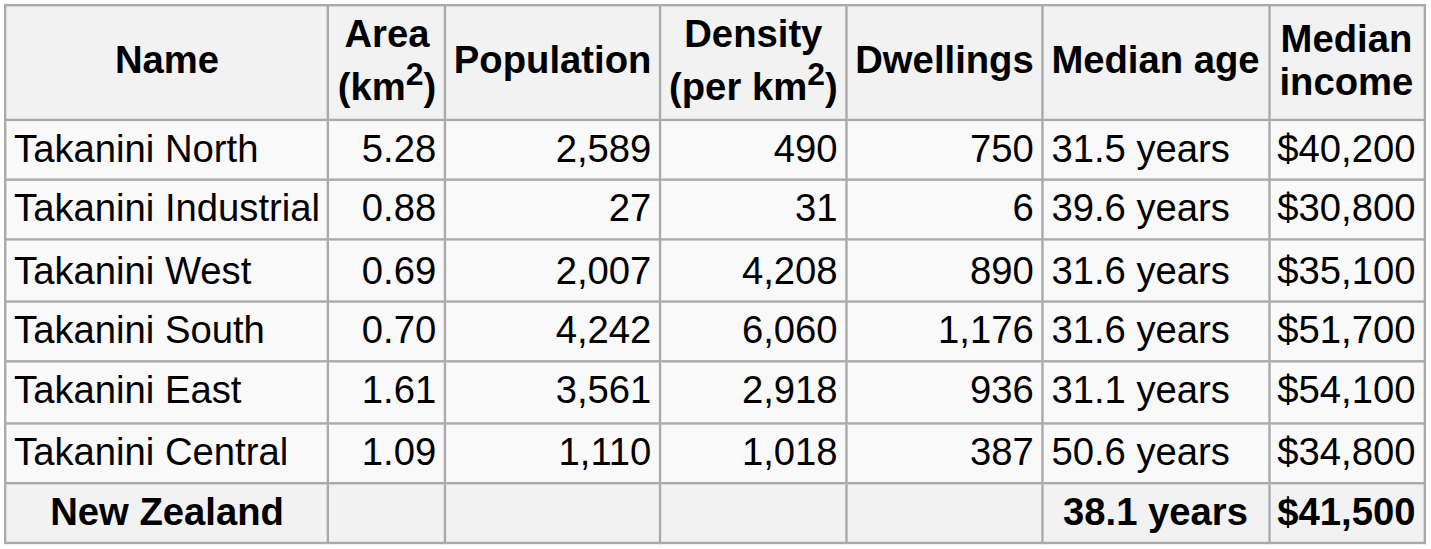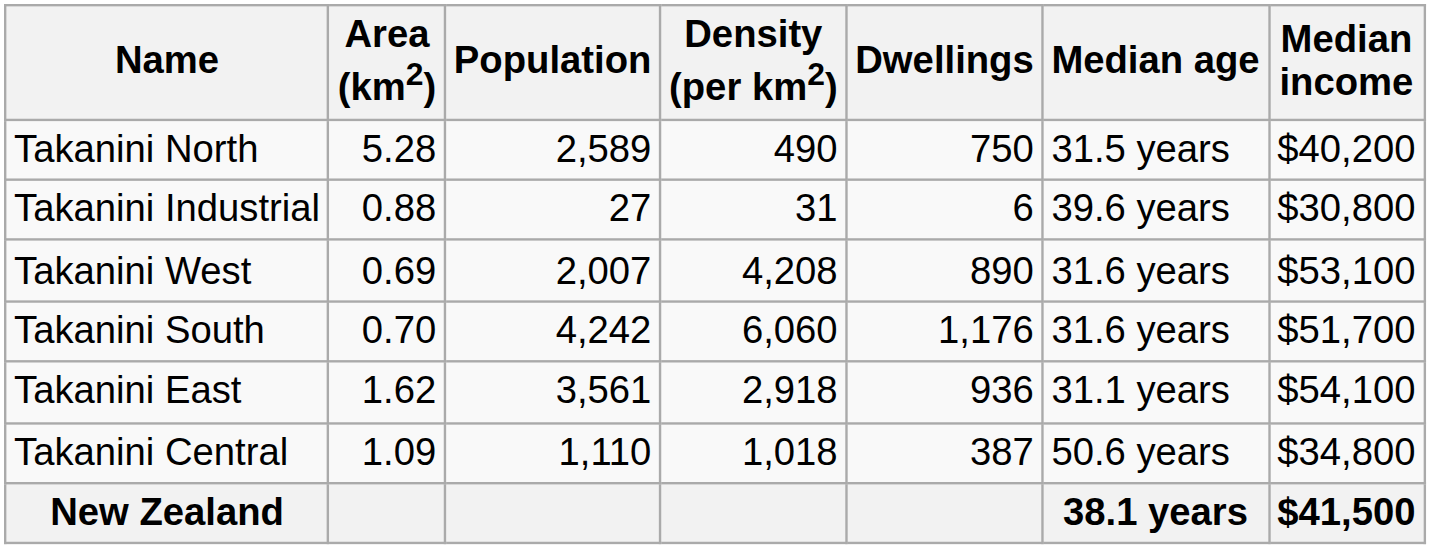(1346, 270) $35,100 -> (1346, 270) $53,100
(399, 391) 1.61 -> (399, 391) 1.62
